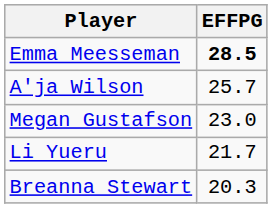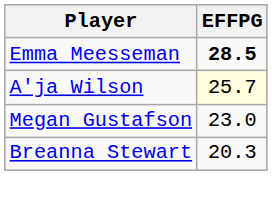(232, 87) no background -> (232, 87) lightyellow background
- row: (58, 154)
